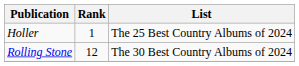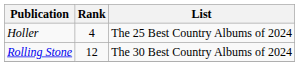(92, 33) 1 -> (92, 33) 4
